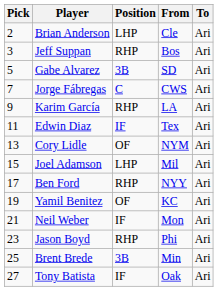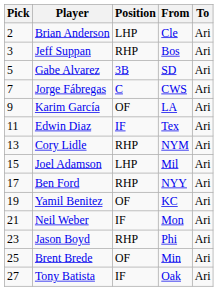(127, 107) RHP -> (123, 107) OF
(123, 145) OF -> (127, 145) RHP
(122, 257) 3B -> (123, 257) OF
